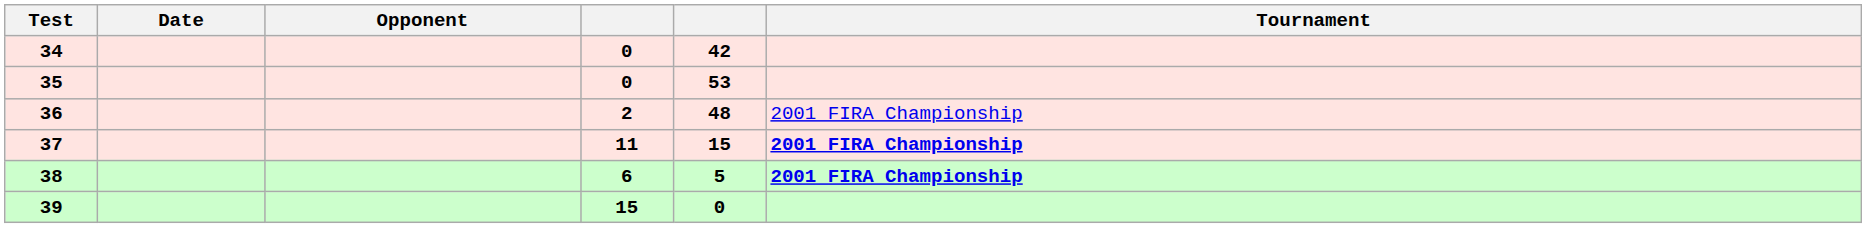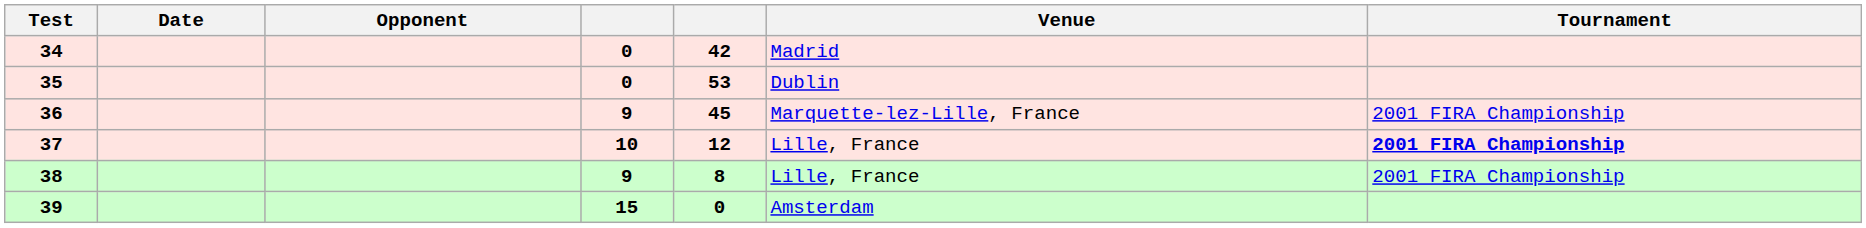+ column: (1067, 20)
(627, 114) 2 -> (627, 114) 9
(719, 114) 48 -> (719, 114) 45
(627, 145) 11 -> (627, 145) 10
(719, 145) 15 -> (719, 145) 12
(627, 176) 6 -> (627, 176) 9
(719, 176) 5 -> (719, 176) 8
(897, 176) bold -> (1498, 176) normal
